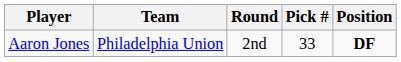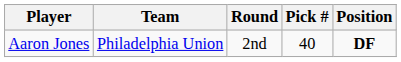(307, 43) 33 -> (307, 43) 40
